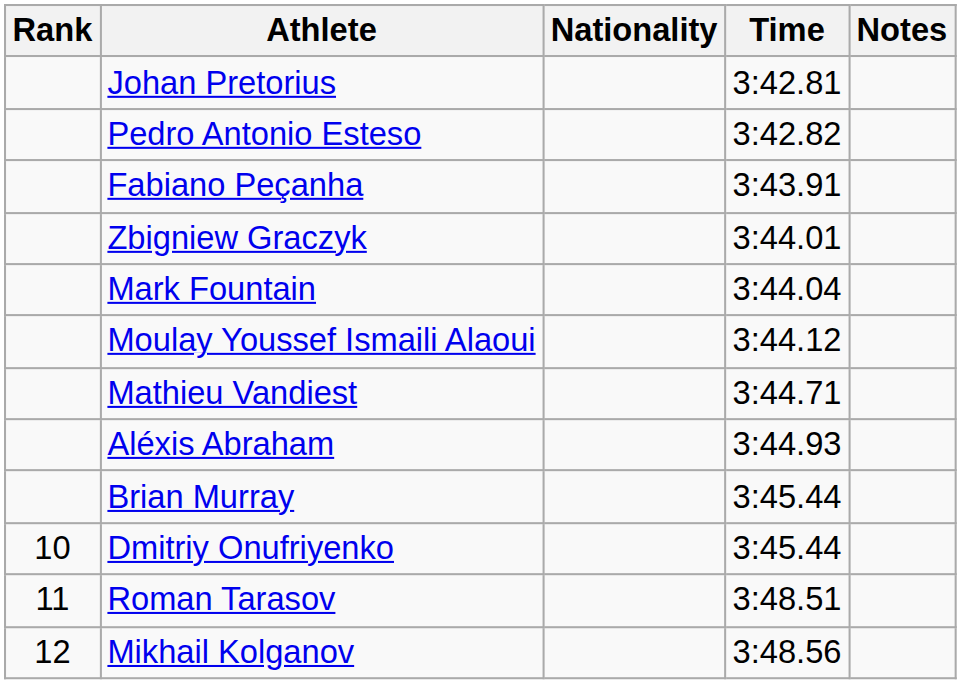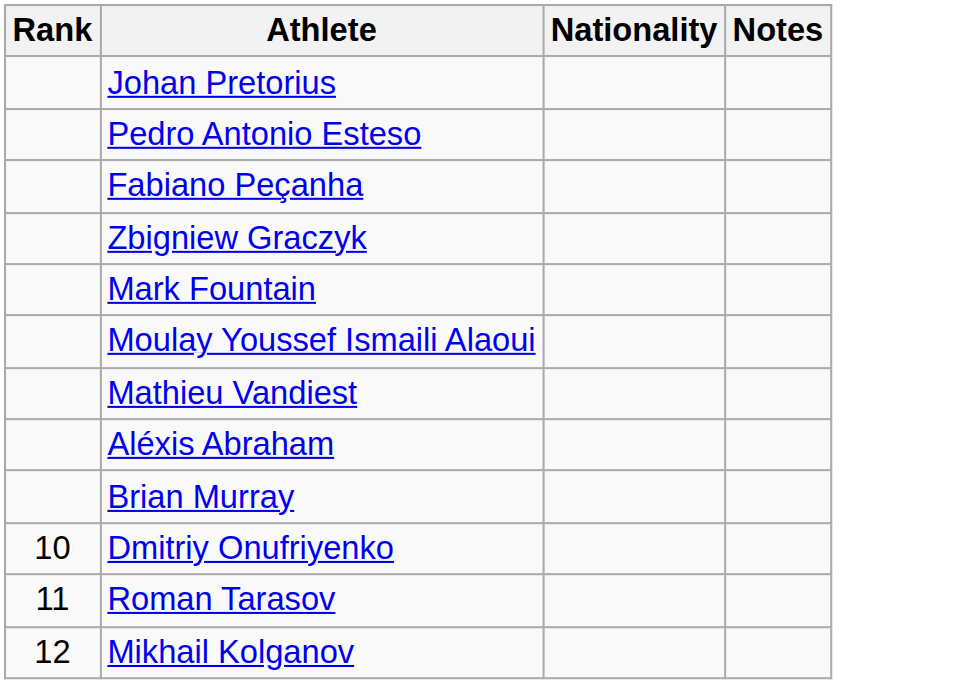- column: (787, 30)
